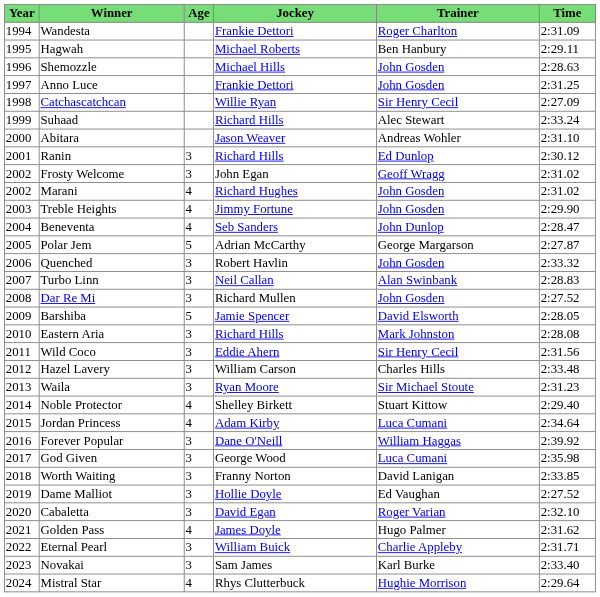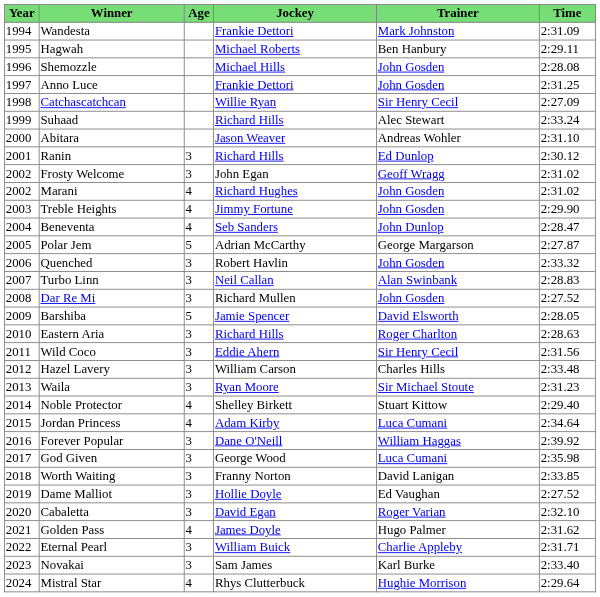(417, 31) Roger Charlton -> (416, 31) Mark Johnston
(560, 66) 2:28.63 -> (560, 66) 2:28.08
(416, 333) Mark Johnston -> (417, 333) Roger Charlton
(560, 333) 2:28.08 -> (560, 333) 2:28.63
